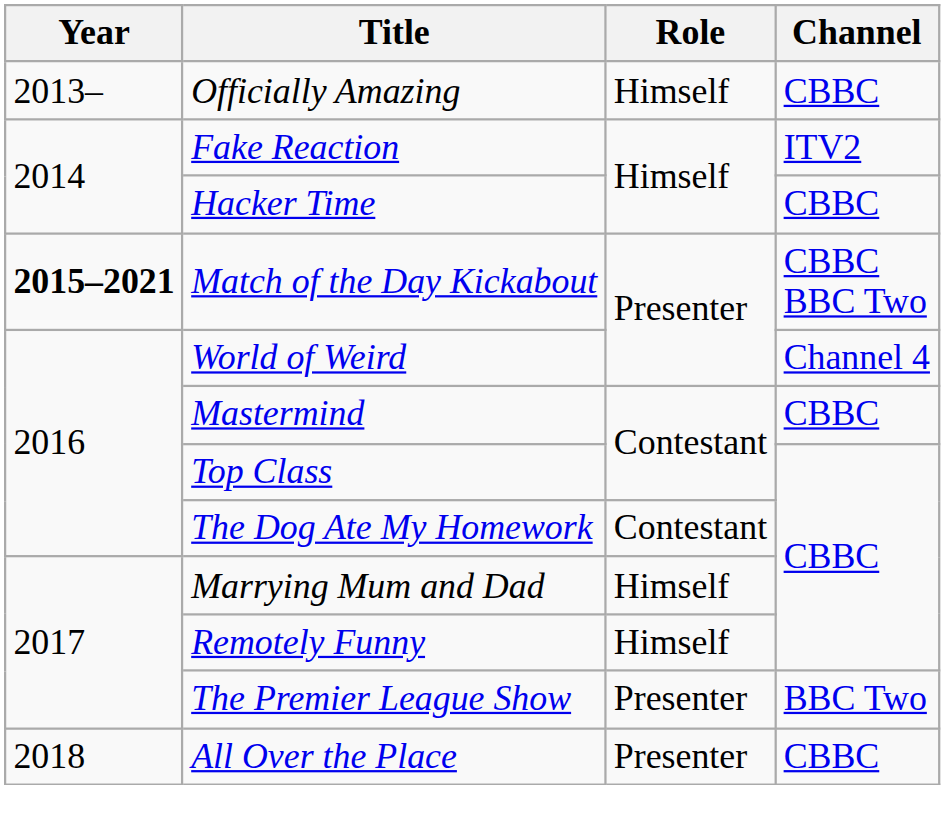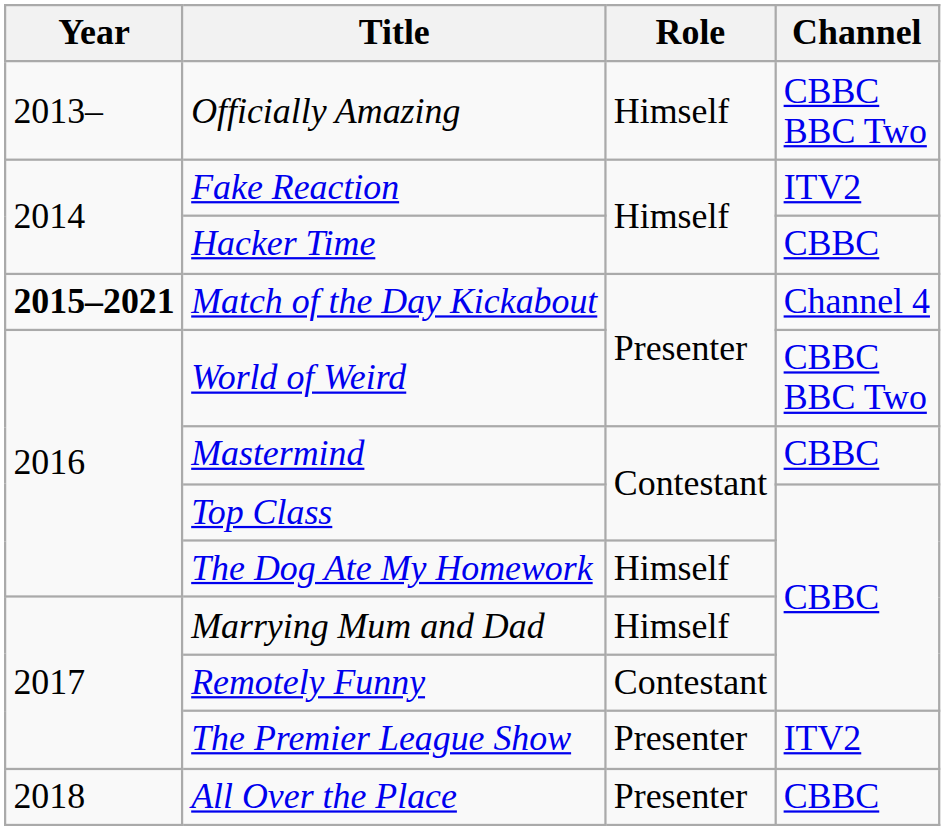(831, 89) CBBC -> (855, 109) CBBC BBC Two
(855, 280) CBBC BBC Two -> (857, 300) Channel 4
(857, 357) Channel 4 -> (855, 377) CBBC BBC Two
(690, 527) Contestant -> (672, 568) Himself
(672, 641) Himself -> (690, 681) Contestant
(855, 698) BBC Two -> (822, 738) ITV2
